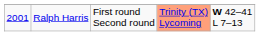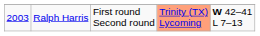(18, 17) 2001 -> (18, 17) 2003
